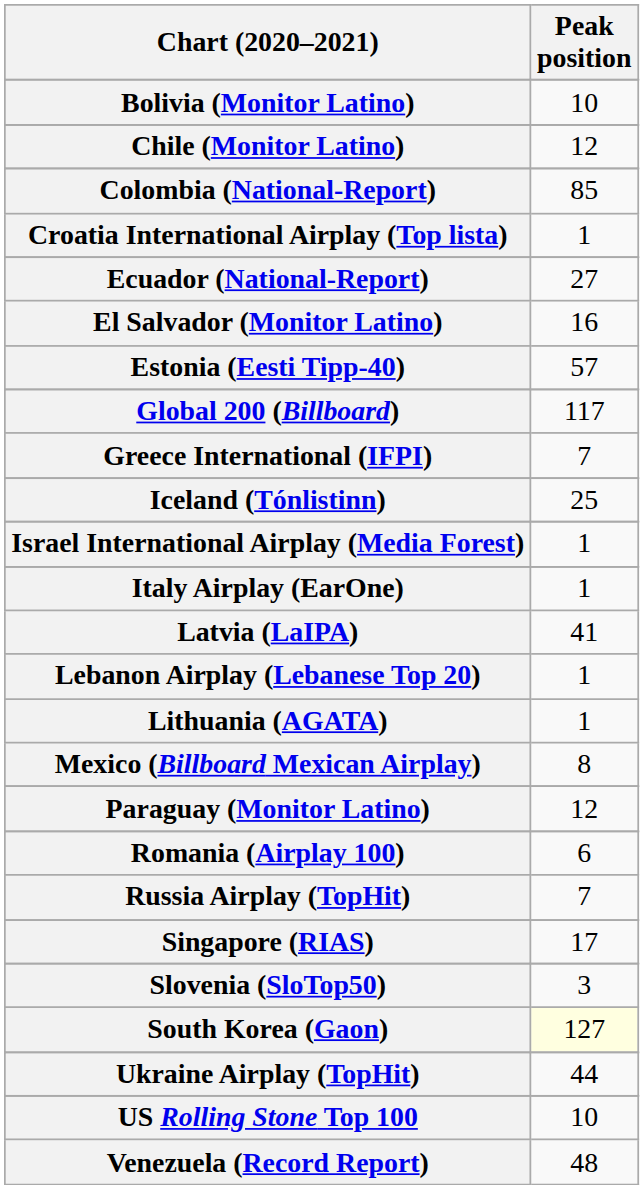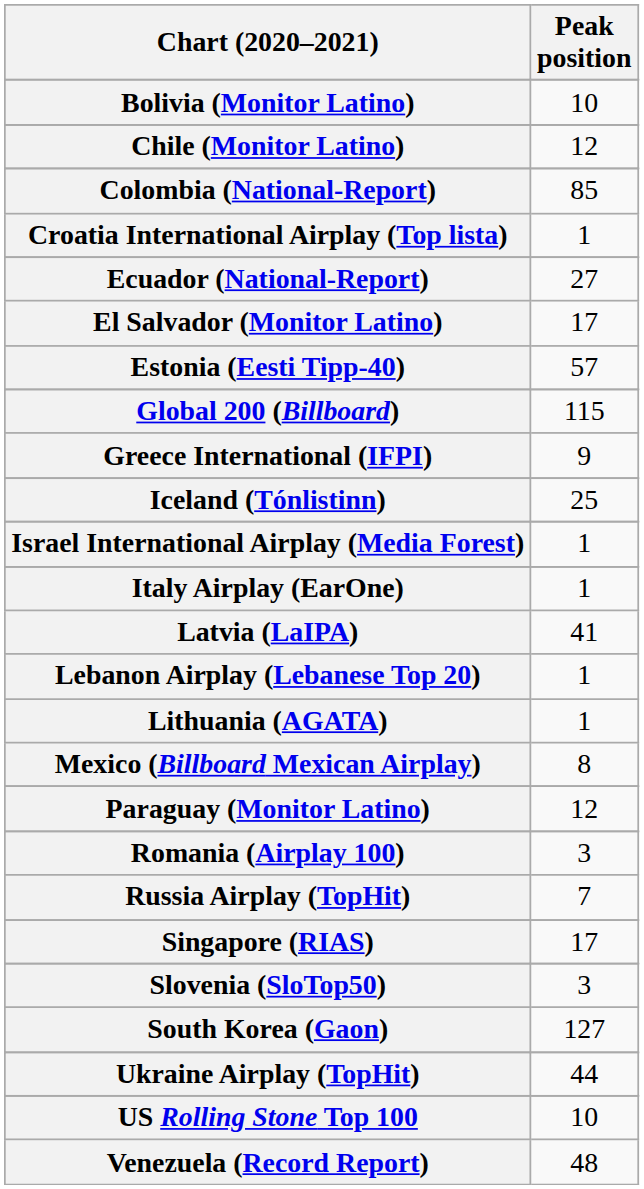(584, 322) 16 -> (584, 322) 17
(584, 411) 117 -> (584, 411) 115
(584, 455) 7 -> (584, 455) 9
(584, 852) 6 -> (584, 852) 3
(584, 1029) lightyellow background -> (584, 1029) no background
